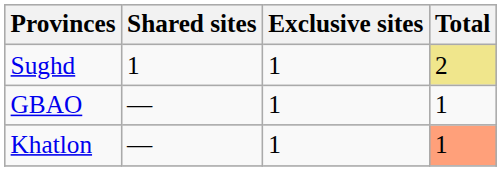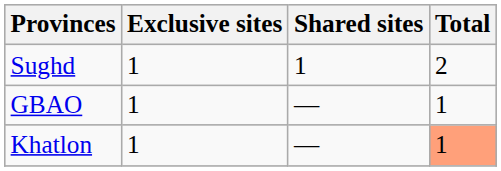columns swapped: (346, 24) <-> (192, 24)
(441, 64) khaki background -> (441, 64) no background
